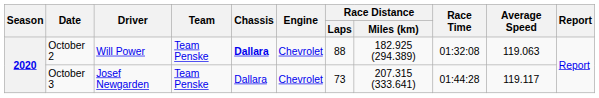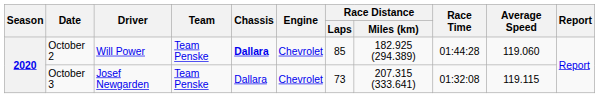(340, 51) 88 -> (340, 51) 85
(459, 51) 01:32:08 -> (459, 51) 01:44:28
(521, 51) 119.063 -> (521, 51) 119.060
(459, 79) 01:44:28 -> (459, 79) 01:32:08
(521, 79) 119.117 -> (521, 79) 119.115
